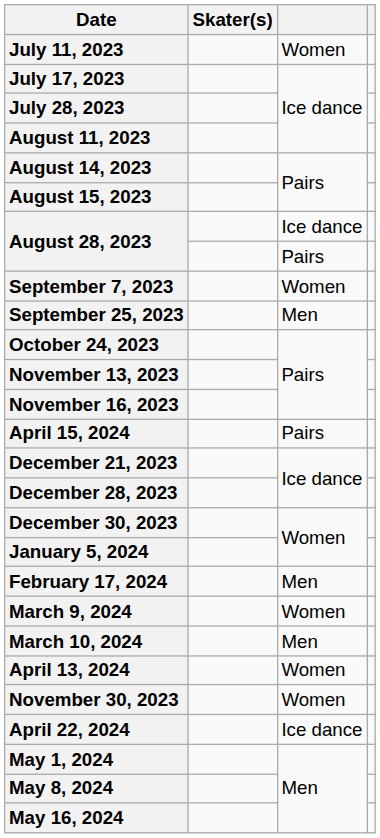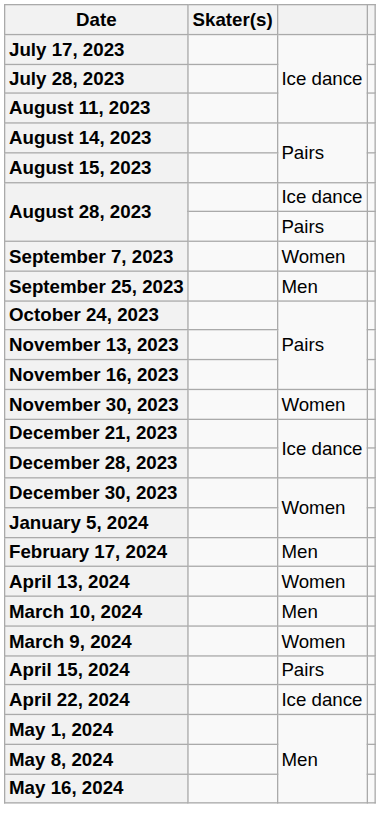- row: (66, 49)
rows swapped: (94, 700) <-> (69, 434)
rows swapped: (70, 611) <-> (69, 670)
